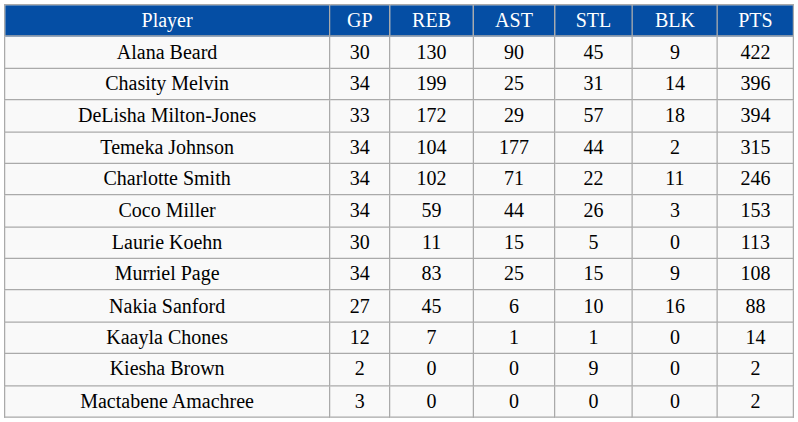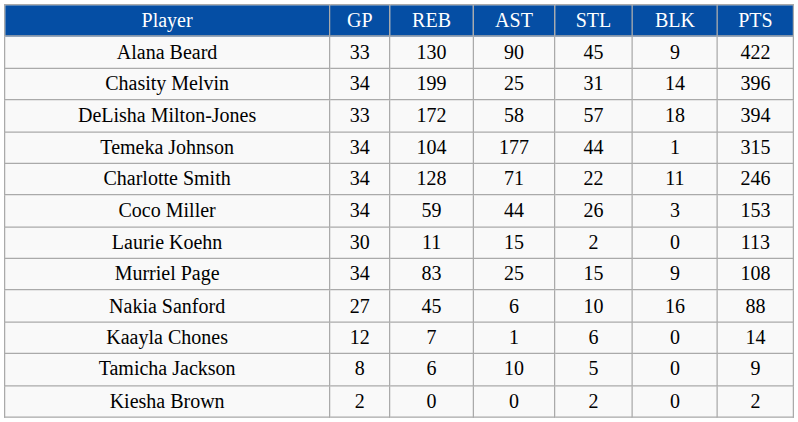(360, 52) 30 -> (360, 52) 33
(514, 115) 29 -> (514, 115) 58
(675, 147) 2 -> (675, 147) 1
(432, 178) 102 -> (432, 178) 128
(594, 242) 5 -> (594, 242) 2
(594, 337) 1 -> (594, 337) 6
+ row: (167, 369)
(594, 369) 9 -> (594, 400) 2
- row: (167, 400)
